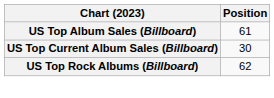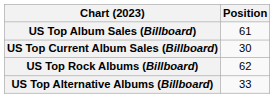+ row: (112, 84)
